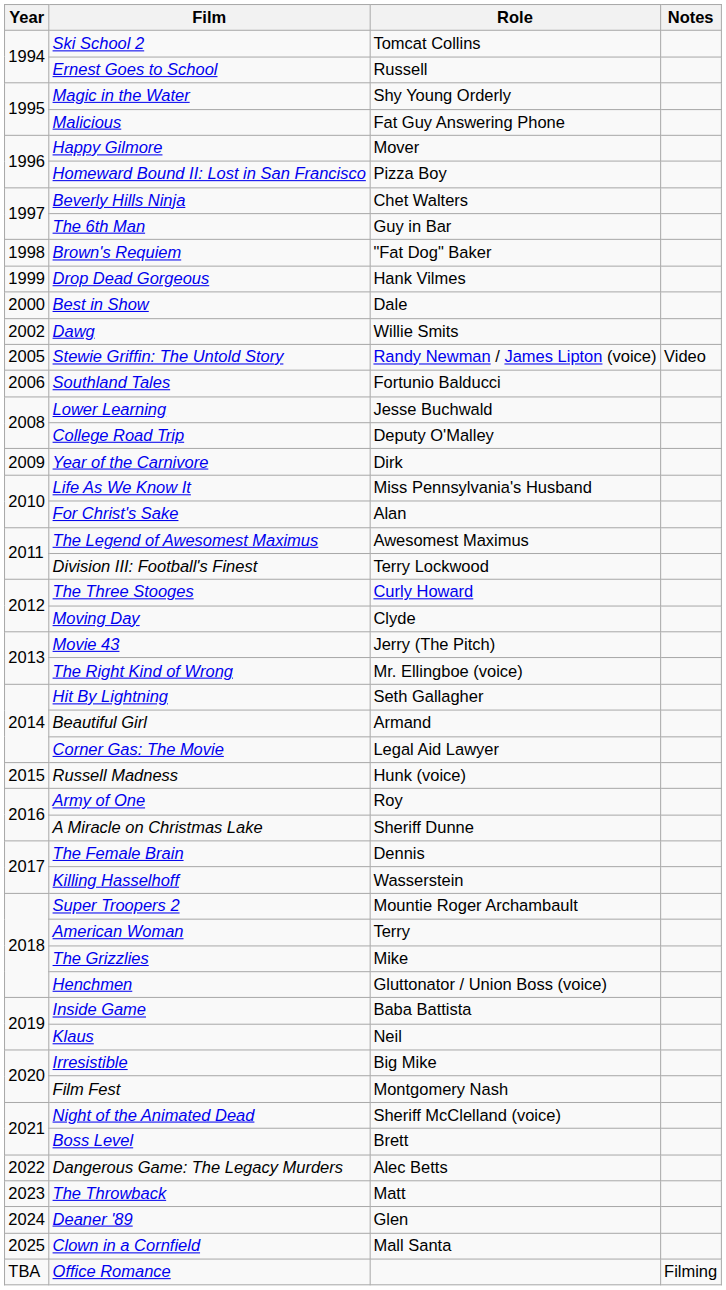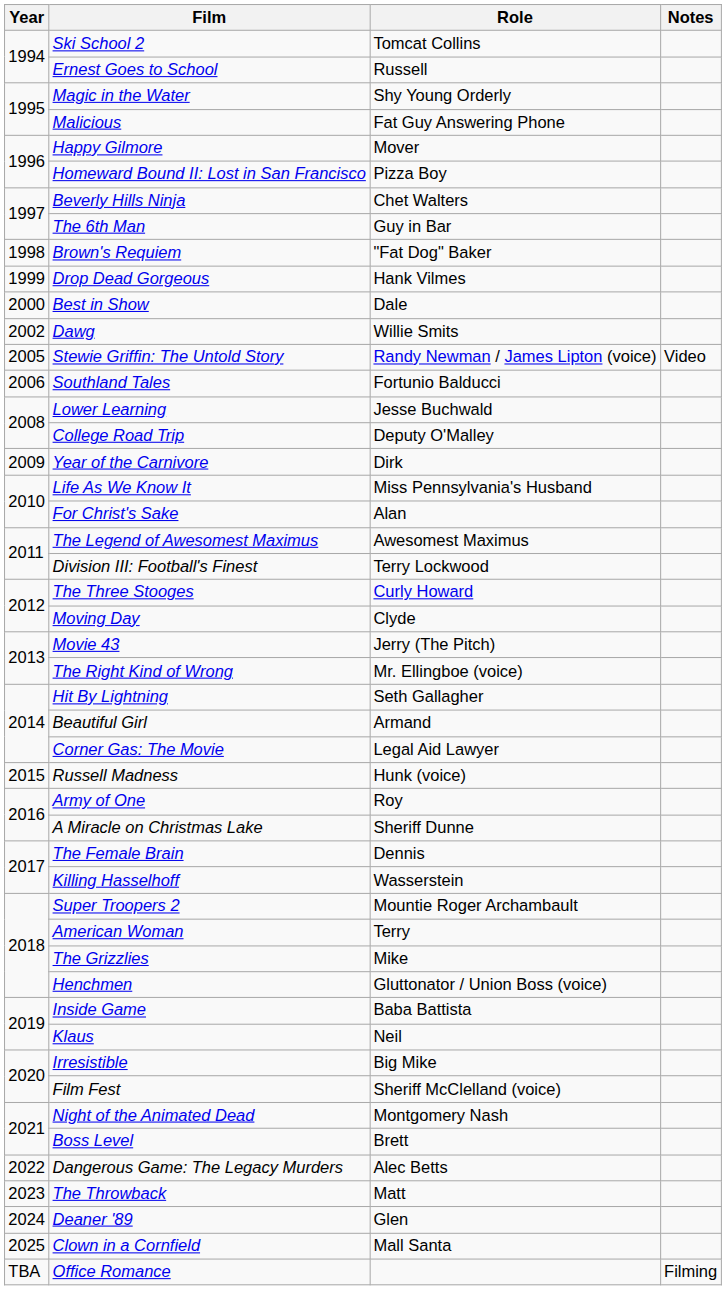(441, 1089) Montgomery Nash -> (467, 1089) Sheriff McClelland (voice)
(467, 1115) Sheriff McClelland (voice) -> (441, 1115) Montgomery Nash
